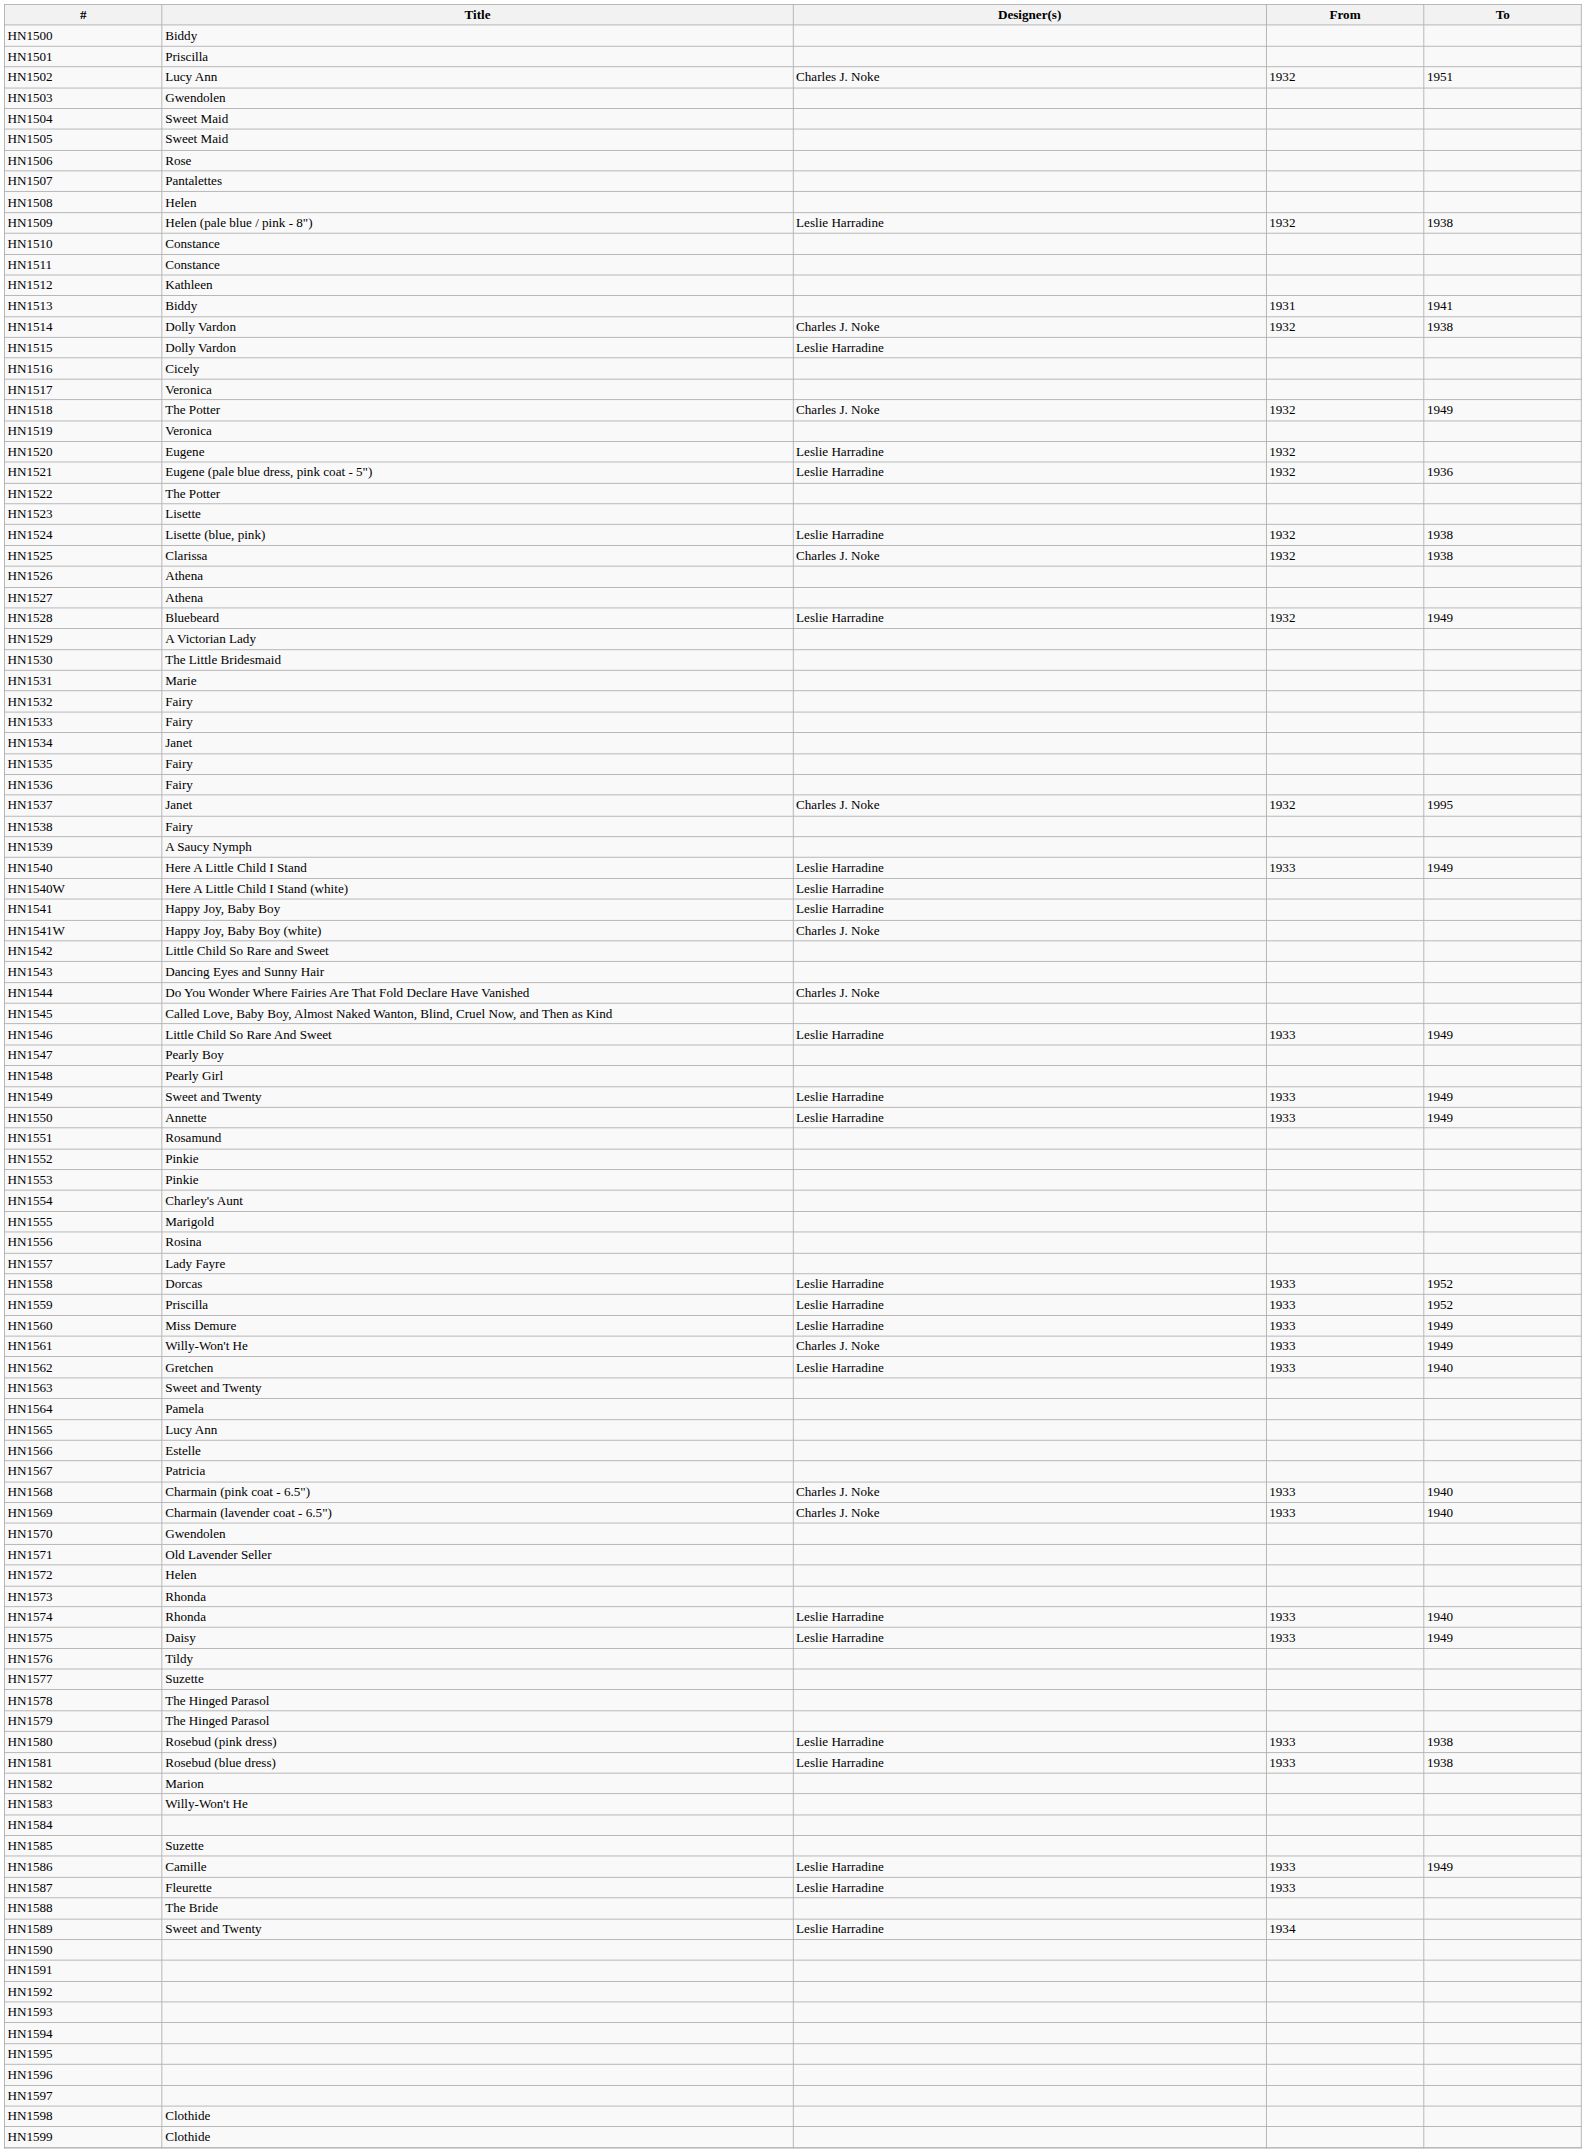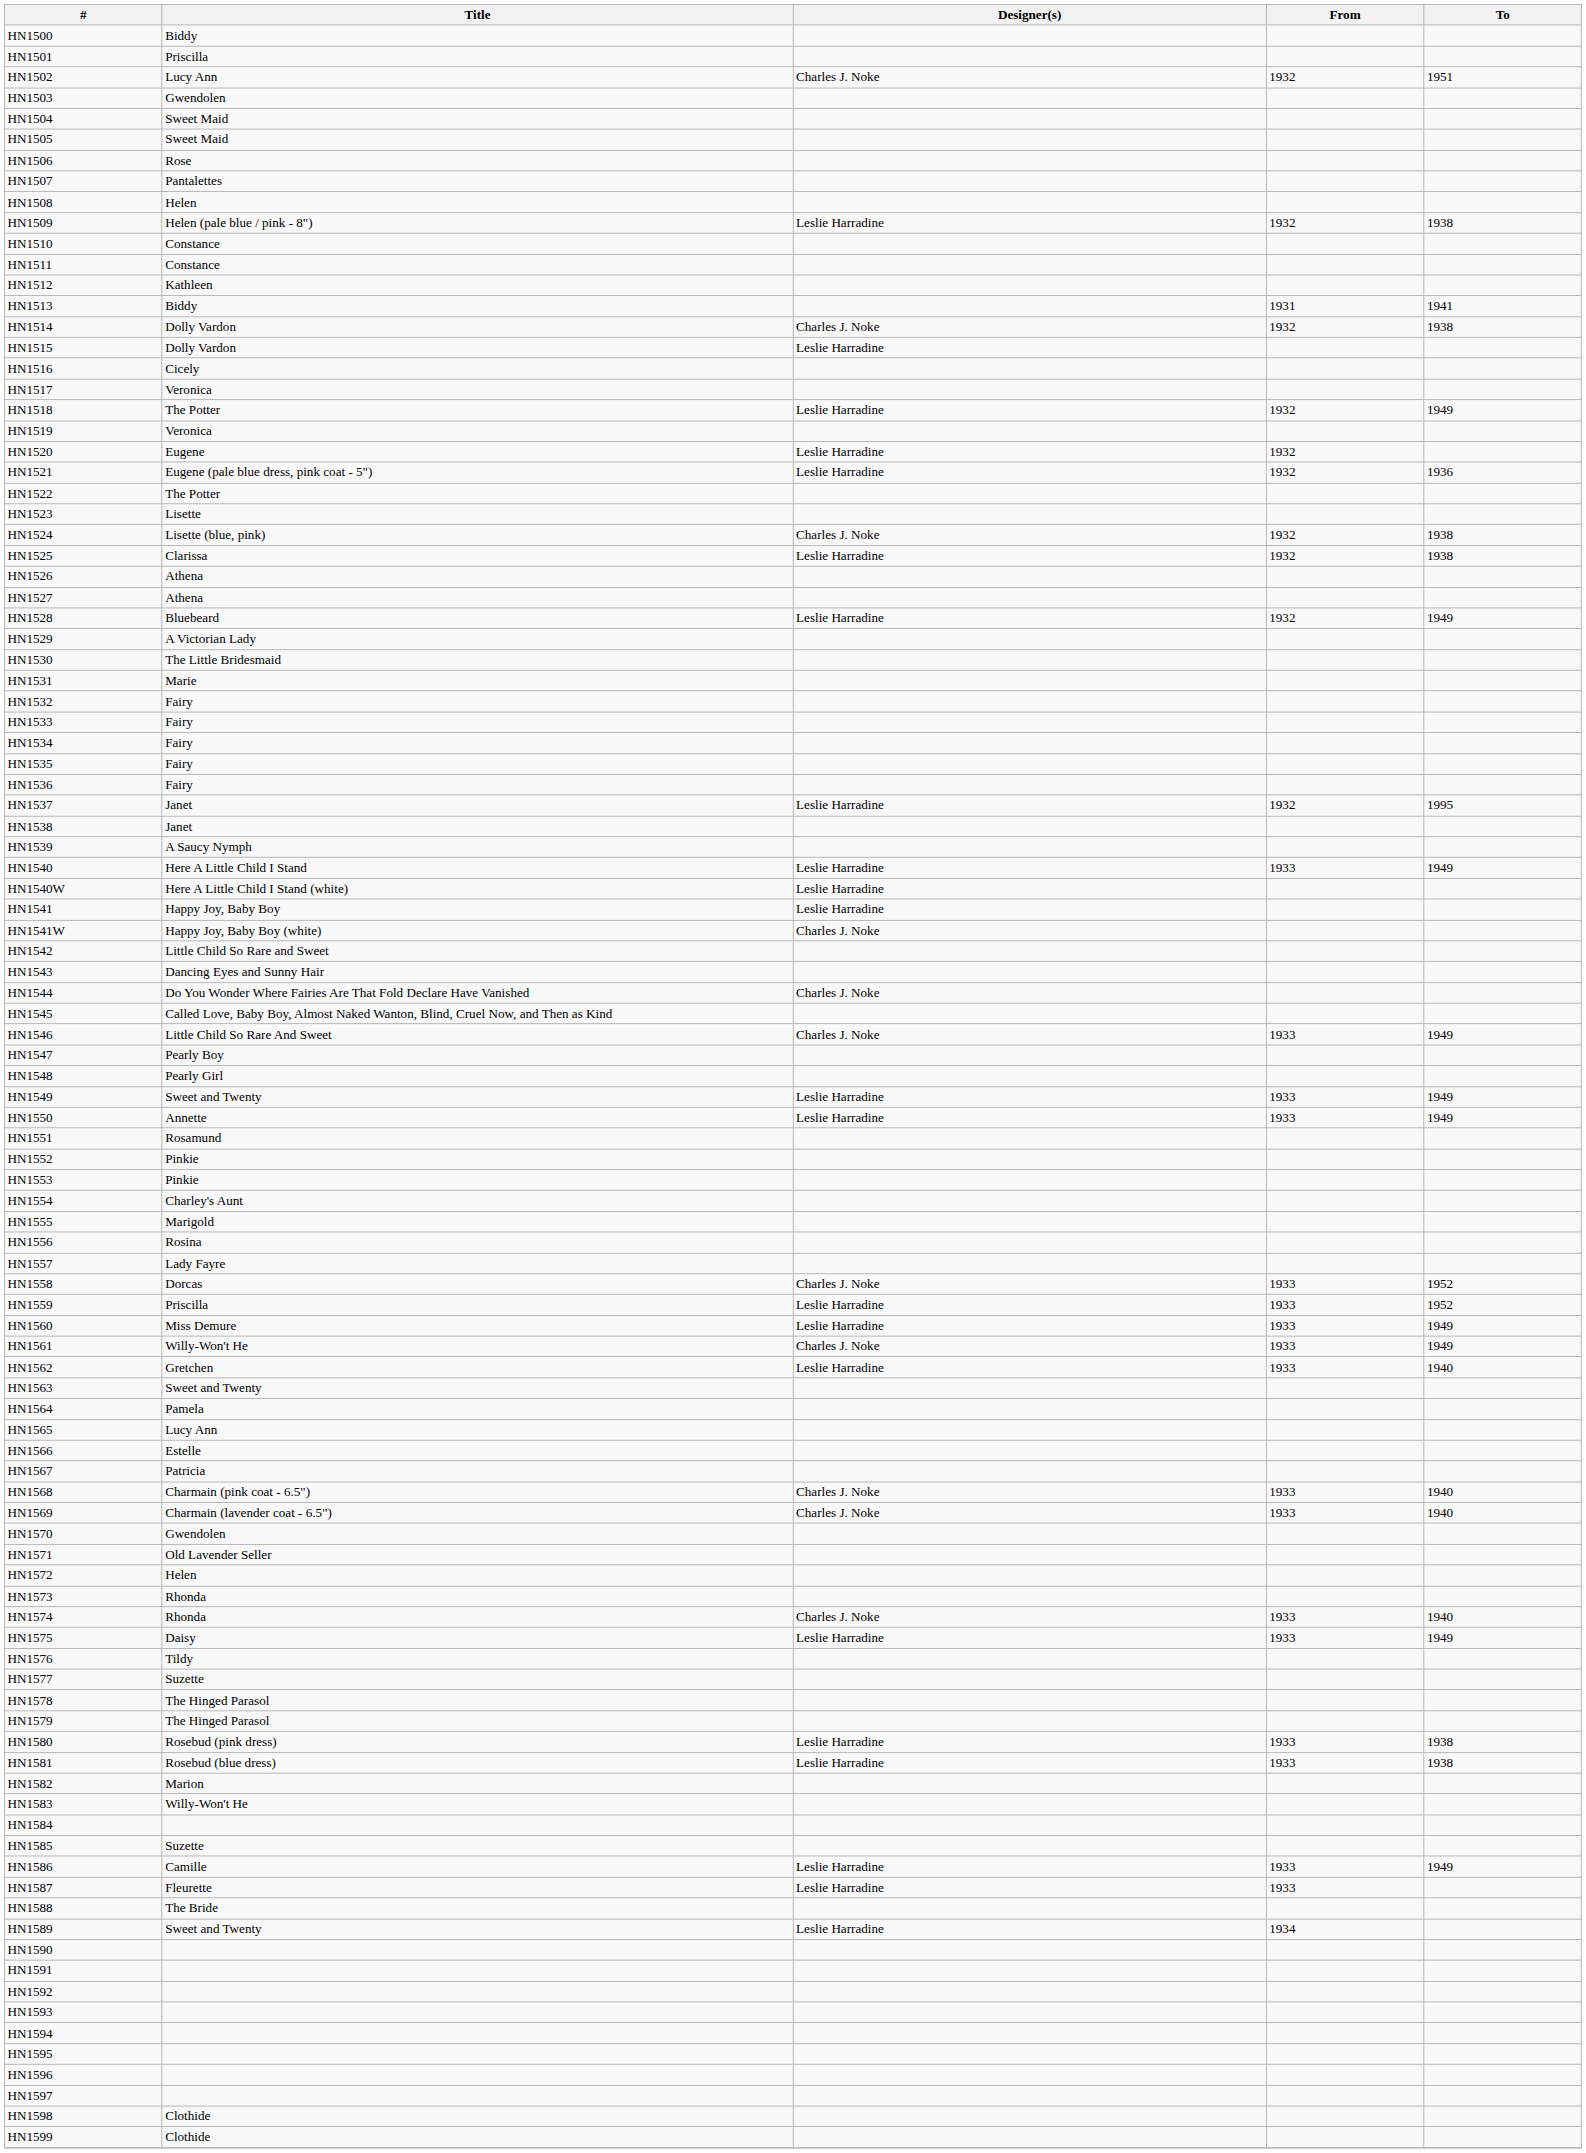(838, 410) Charles J. Noke -> (840, 410) Leslie Harradine
(840, 535) Leslie Harradine -> (838, 535) Charles J. Noke
(838, 555) Charles J. Noke -> (840, 555) Leslie Harradine
(179, 743) Janet -> (179, 743) Fairy
(838, 805) Charles J. Noke -> (840, 805) Leslie Harradine
(179, 826) Fairy -> (179, 826) Janet
(840, 1034) Leslie Harradine -> (838, 1034) Charles J. Noke
(840, 1284) Leslie Harradine -> (838, 1284) Charles J. Noke
(840, 1617) Leslie Harradine -> (838, 1617) Charles J. Noke
